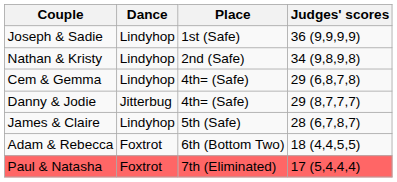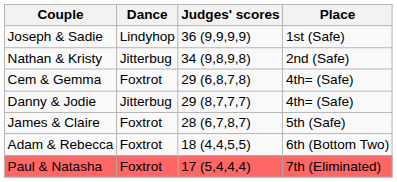columns swapped: (340, 15) <-> (233, 15)
(147, 58) Lindyhop -> (146, 58) Jitterbug
(147, 79) Lindyhop -> (141, 79) Foxtrot
(147, 123) Lindyhop -> (141, 123) Foxtrot
